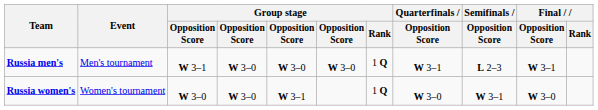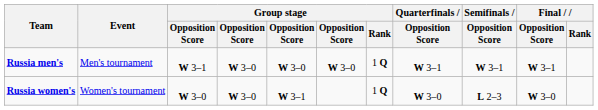(489, 68) L 2–3 -> (489, 68) W 3–1
(489, 97) W 3–1 -> (489, 97) L 2–3
